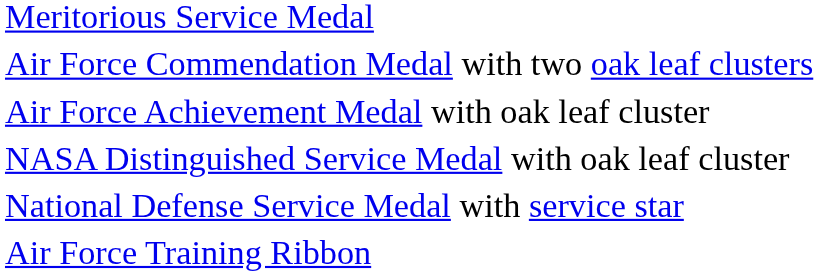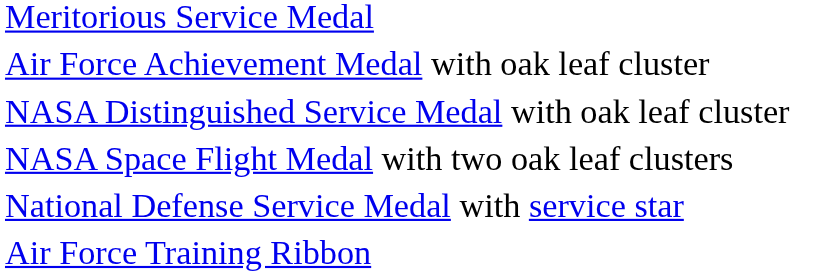- row: (409, 64)
+ row: (369, 158)
